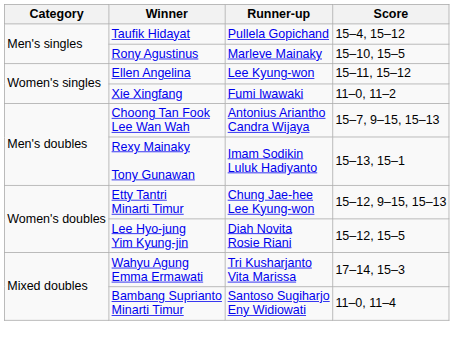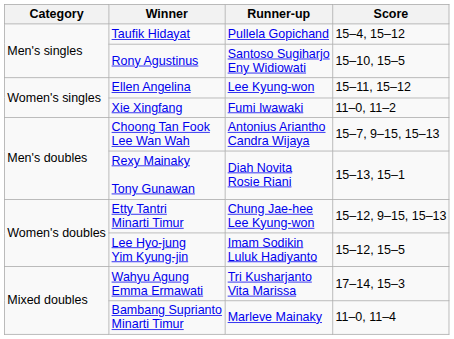(275, 53) Marleve Mainaky -> (279, 61) Santoso Sugiharjo Eny Widiowati
(272, 161) Imam Sodikin Luluk Hadiyanto -> (260, 175) Diah Novita Rosie Riani
(260, 235) Diah Novita Rosie Riani -> (272, 249) Imam Sodikin Luluk Hadiyanto
(279, 303) Santoso Sugiharjo Eny Widiowati -> (275, 317) Marleve Mainaky
